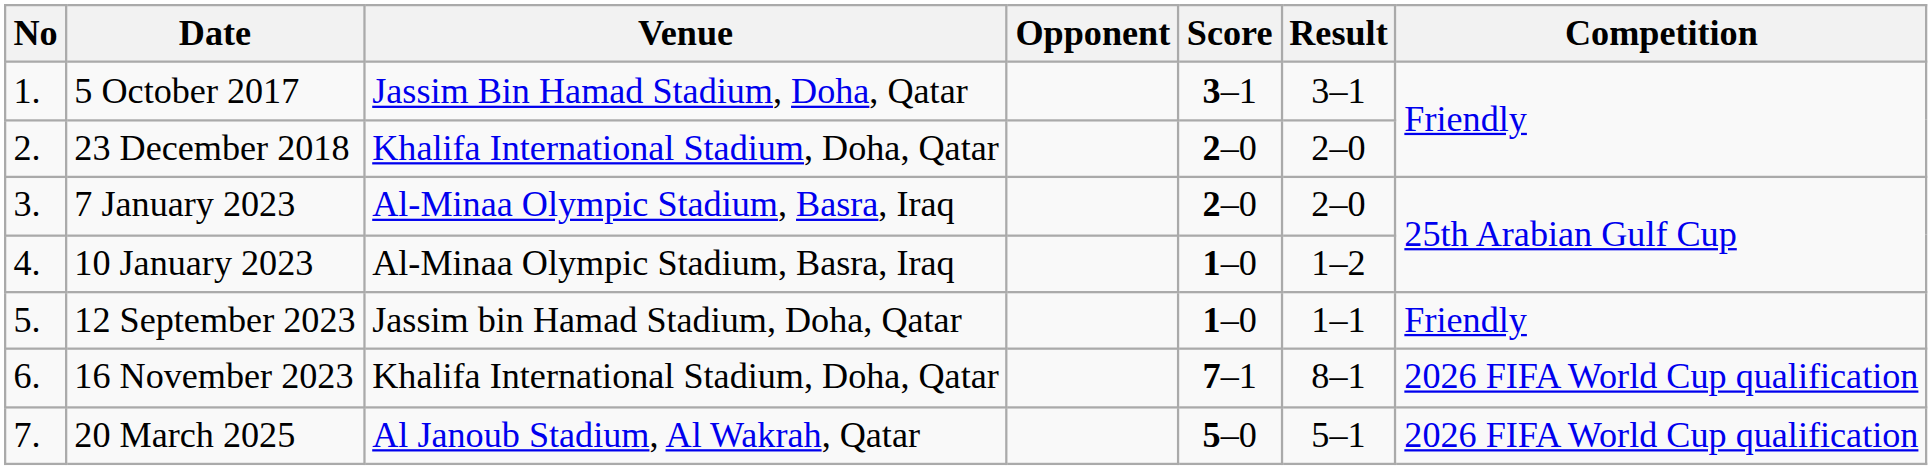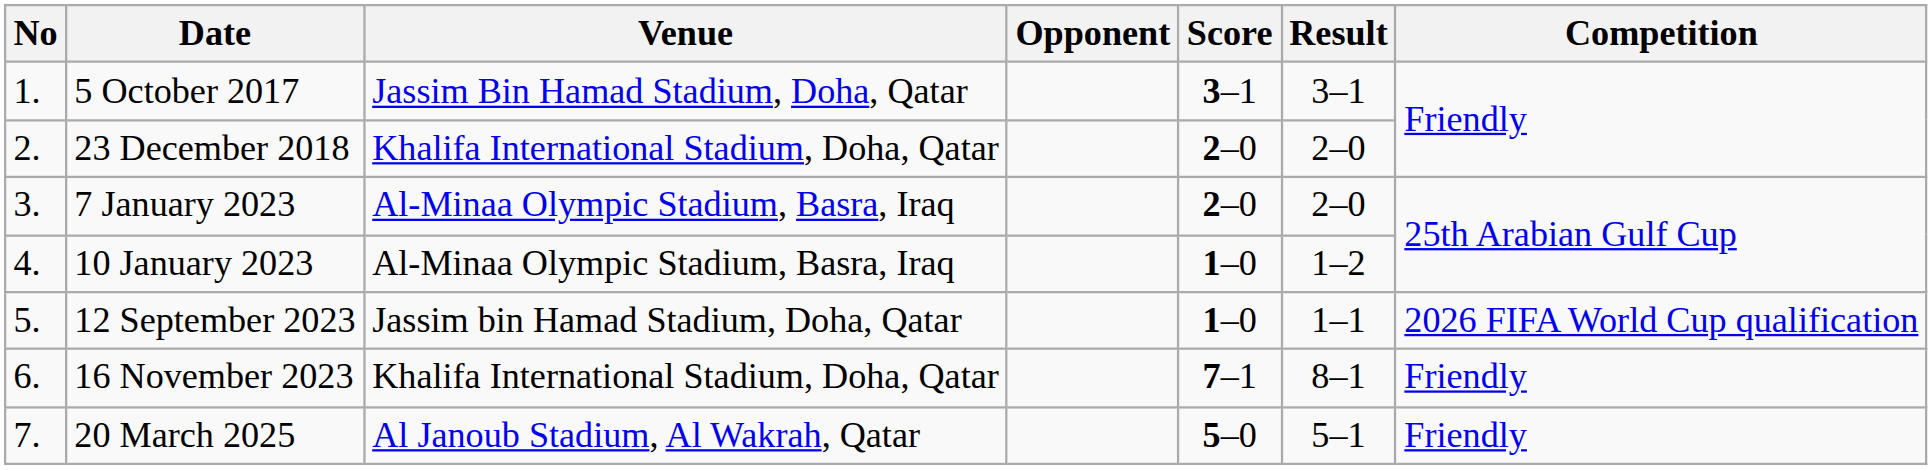(1466, 319) Friendly -> (1661, 319) 2026 FIFA World Cup qualification
(1661, 377) 2026 FIFA World Cup qualification -> (1466, 377) Friendly
(1661, 434) 2026 FIFA World Cup qualification -> (1466, 434) Friendly
